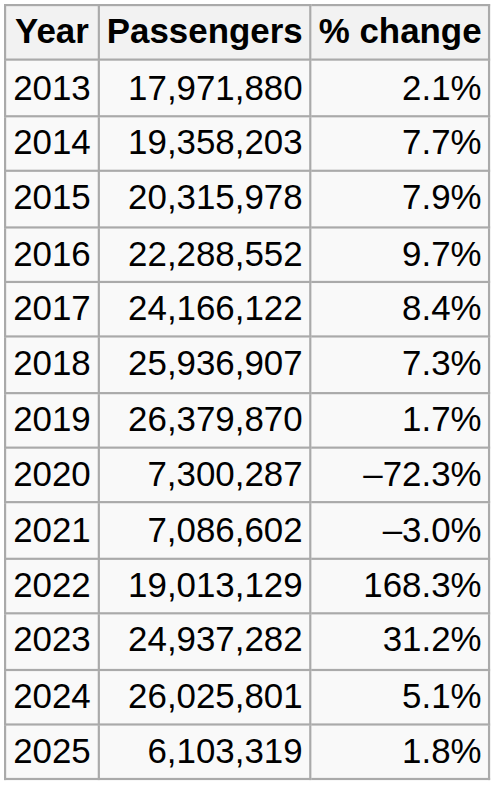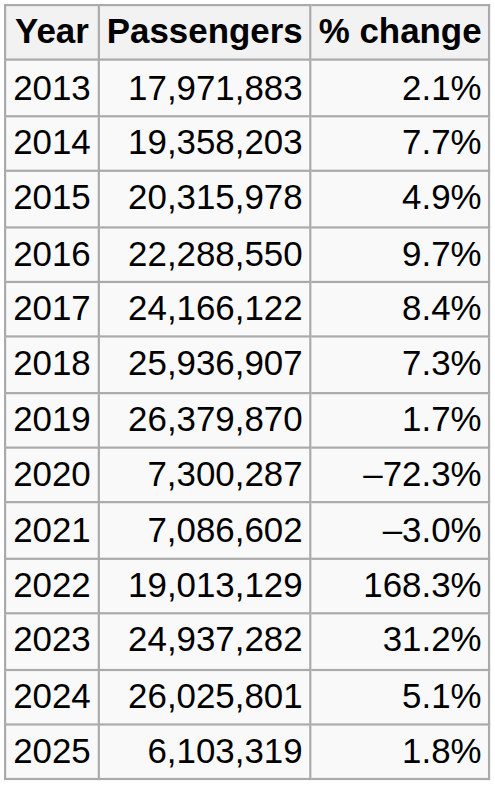(215, 87) 17,971,880 -> (215, 87) 17,971,883
(442, 198) 7.9% -> (442, 198) 4.9%
(215, 253) 22,288,552 -> (215, 253) 22,288,550
